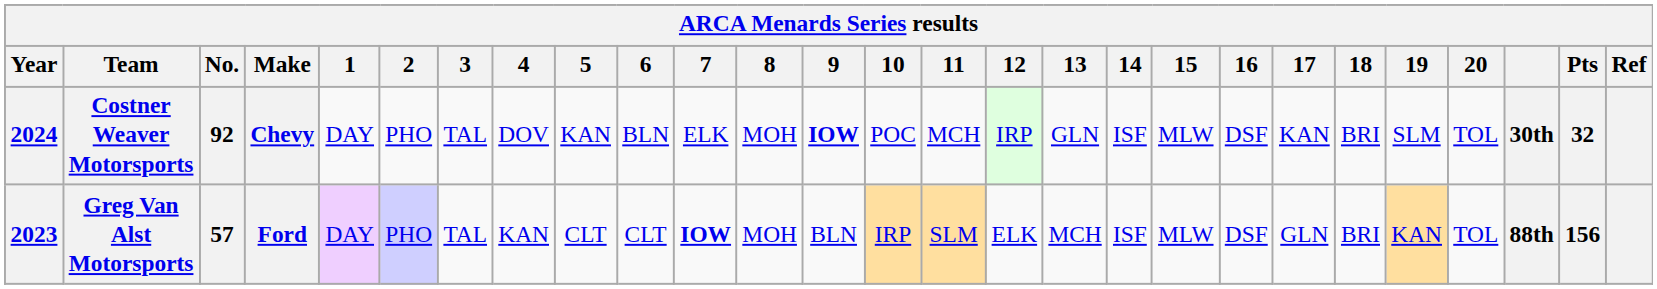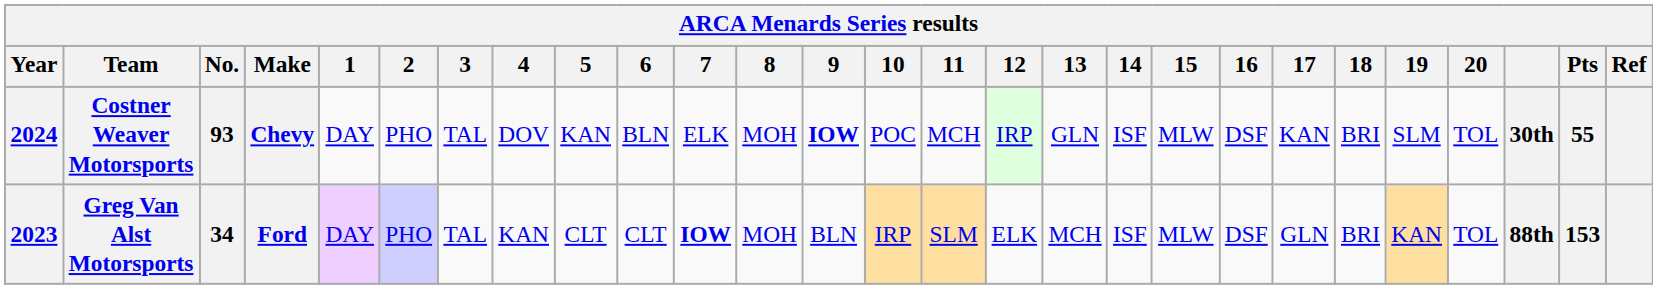(222, 135) 92 -> (222, 135) 93
(1583, 135) 32 -> (1583, 135) 55
(222, 234) 57 -> (222, 234) 34
(1583, 234) 156 -> (1583, 234) 153
